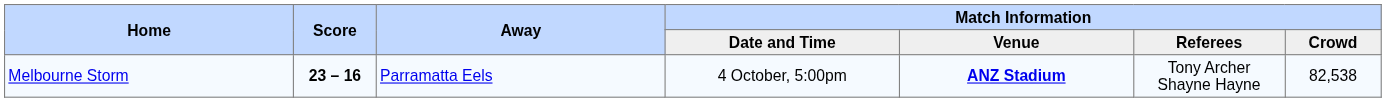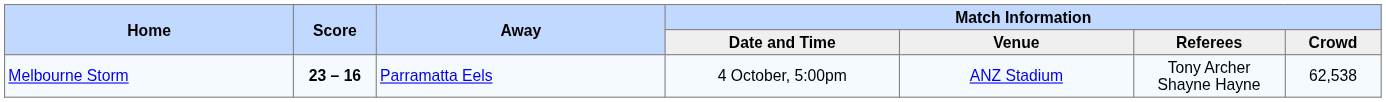(1016, 76) bold -> (1016, 76) normal
(1333, 76) 82,538 -> (1333, 76) 62,538
